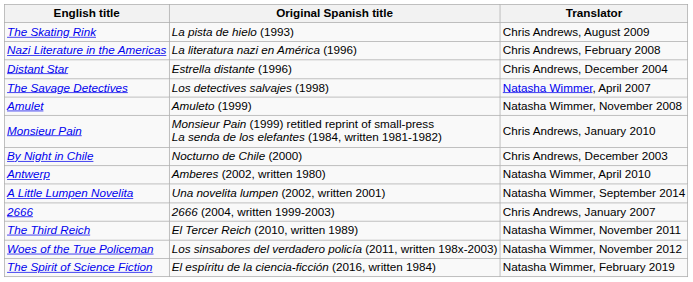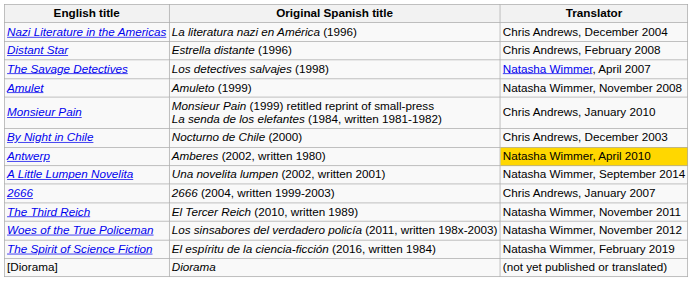- row: (52, 32)
(582, 50) Chris Andrews, February 2008 -> (585, 32) Chris Andrews, December 2004
(585, 69) Chris Andrews, December 2004 -> (582, 50) Chris Andrews, February 2008
(577, 175) no background -> (577, 156) gold background
+ row: (32, 267)
